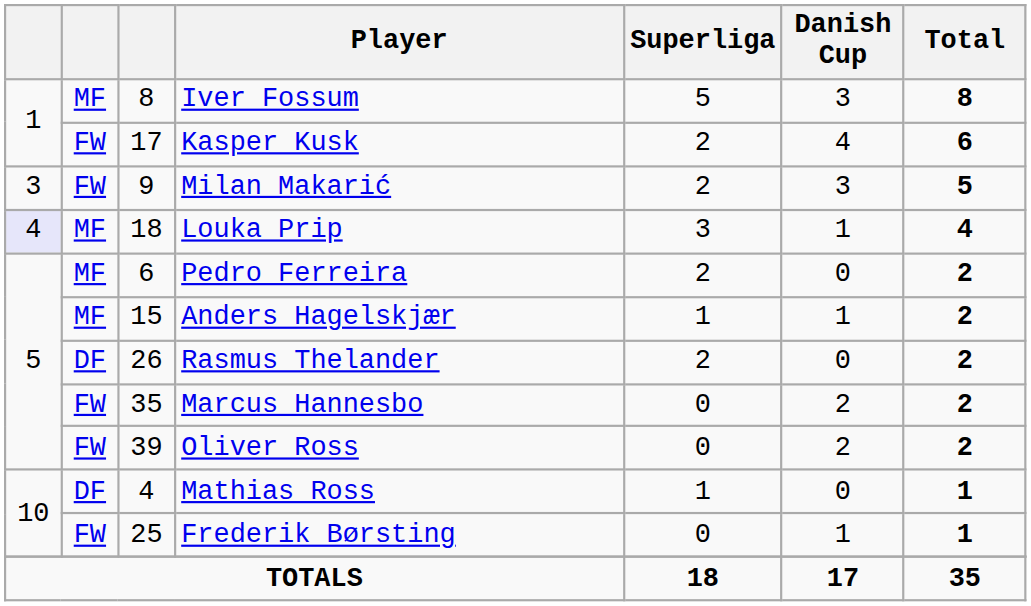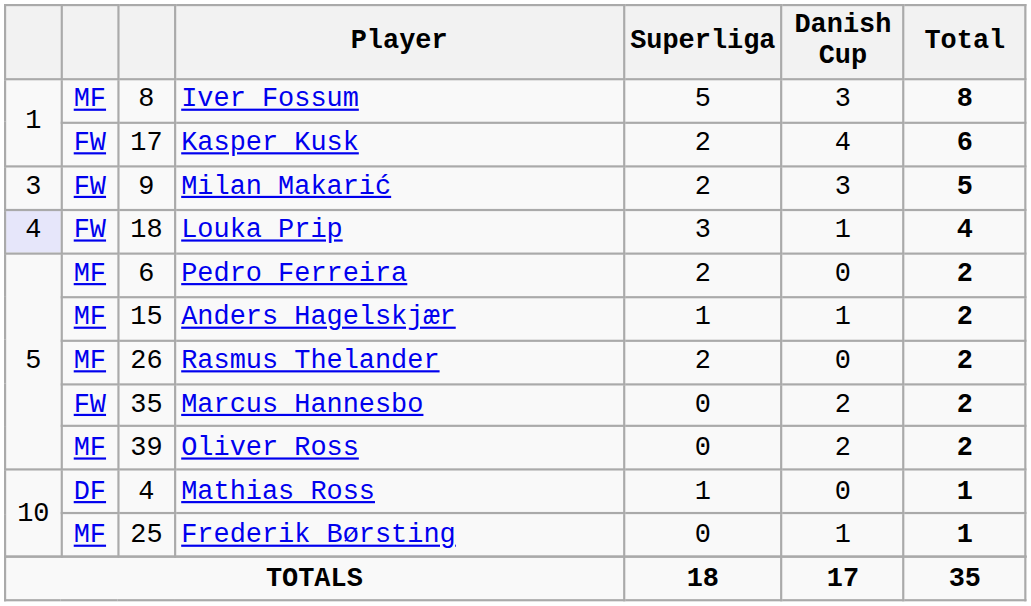(90, 232) MF -> (90, 232) FW
(90, 362) DF -> (90, 362) MF
(90, 449) FW -> (90, 449) MF
(90, 536) FW -> (90, 536) MF
